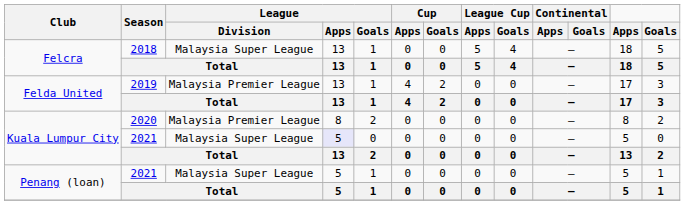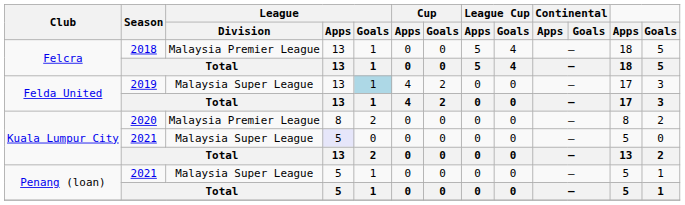(244, 49) Malaysia Super League -> (244, 49) Malaysia Premier League
(244, 85) Malaysia Premier League -> (244, 85) Malaysia Super League
(373, 85) no background -> (373, 85) lightblue background
